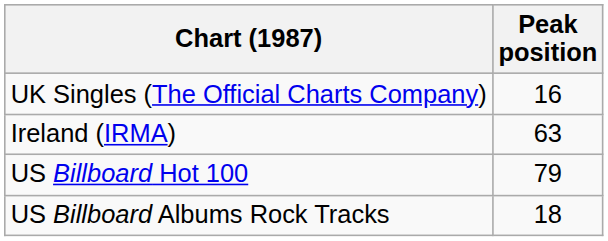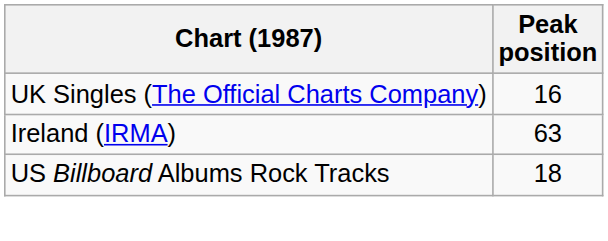- row: (129, 174)
